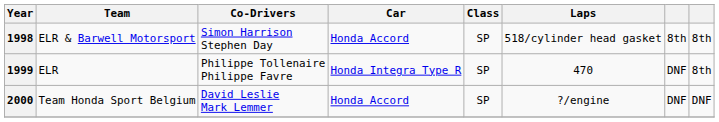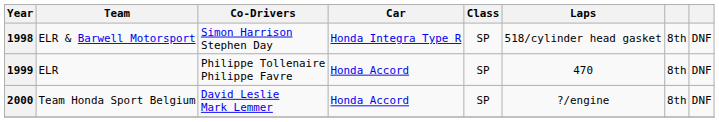(370, 38) Honda Accord -> (396, 38) Honda Integra Type R
(702, 38) 8th -> (702, 38) DNF
(396, 69) Honda Integra Type R -> (370, 69) Honda Accord
(677, 69) DNF -> (677, 69) 8th
(702, 69) 8th -> (702, 69) DNF
(677, 101) DNF -> (677, 101) 8th
